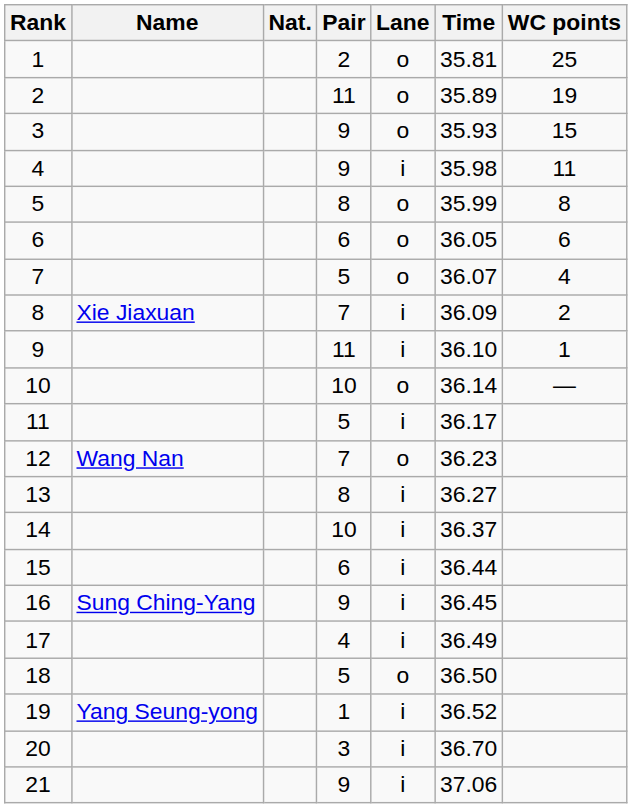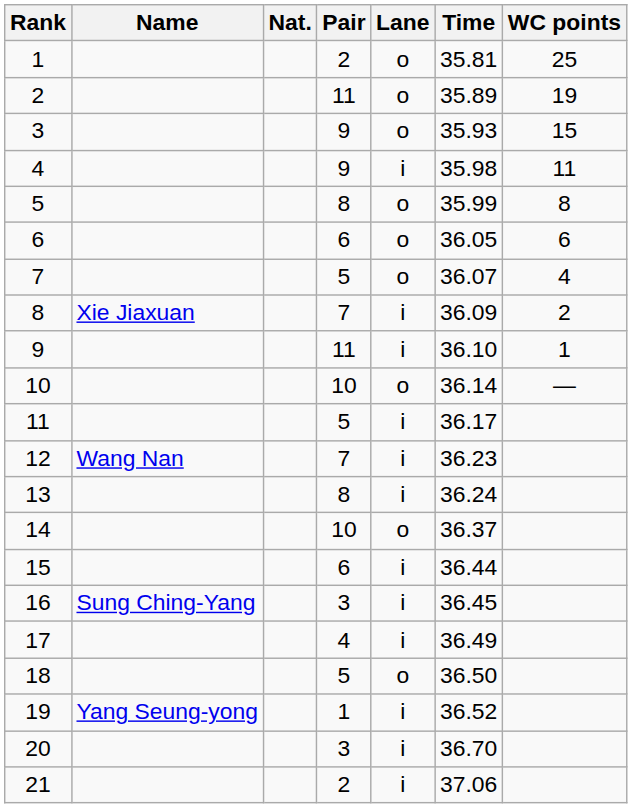(403, 458) o -> (403, 458) i
(469, 494) 36.27 -> (469, 494) 36.24
(403, 530) i -> (403, 530) o
(344, 603) 9 -> (344, 603) 3
(344, 784) 9 -> (344, 784) 2
